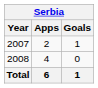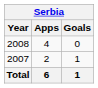rows swapped: (18, 43) <-> (18, 59)
